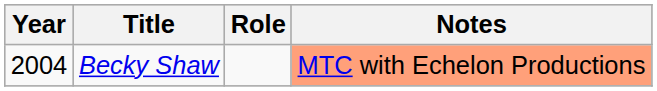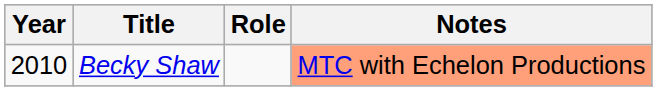(39, 65) 2004 -> (39, 65) 2010
